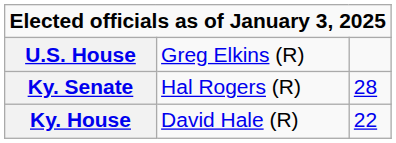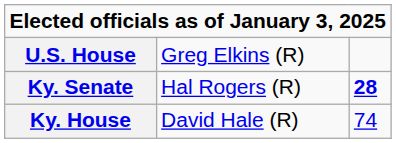(366, 87) normal -> (366, 87) bold
(366, 120) 22 -> (366, 120) 74
